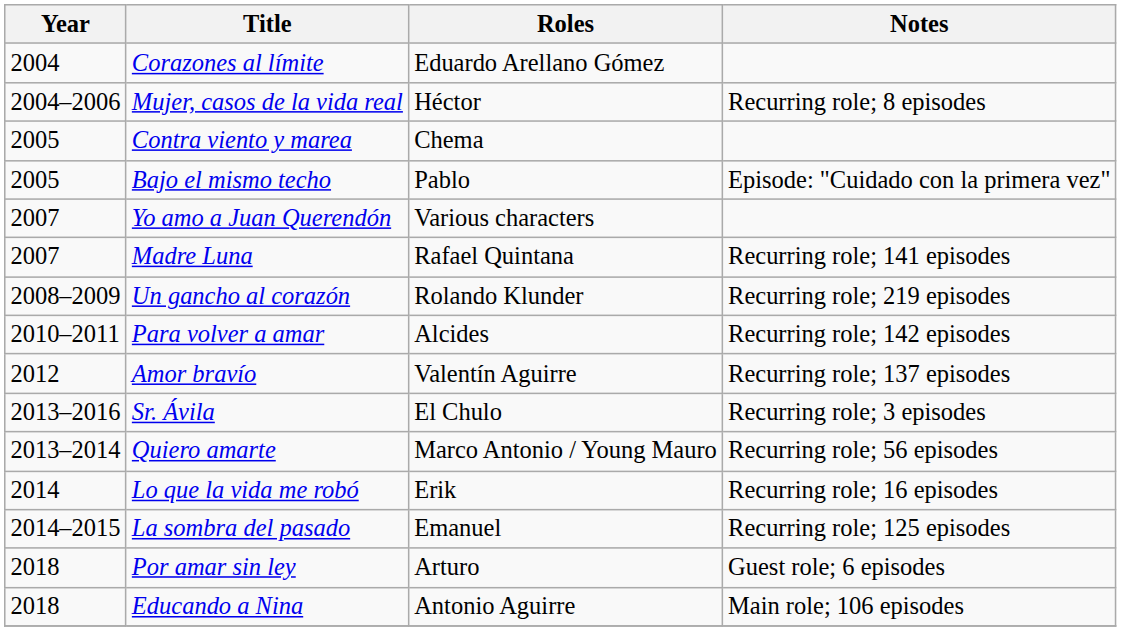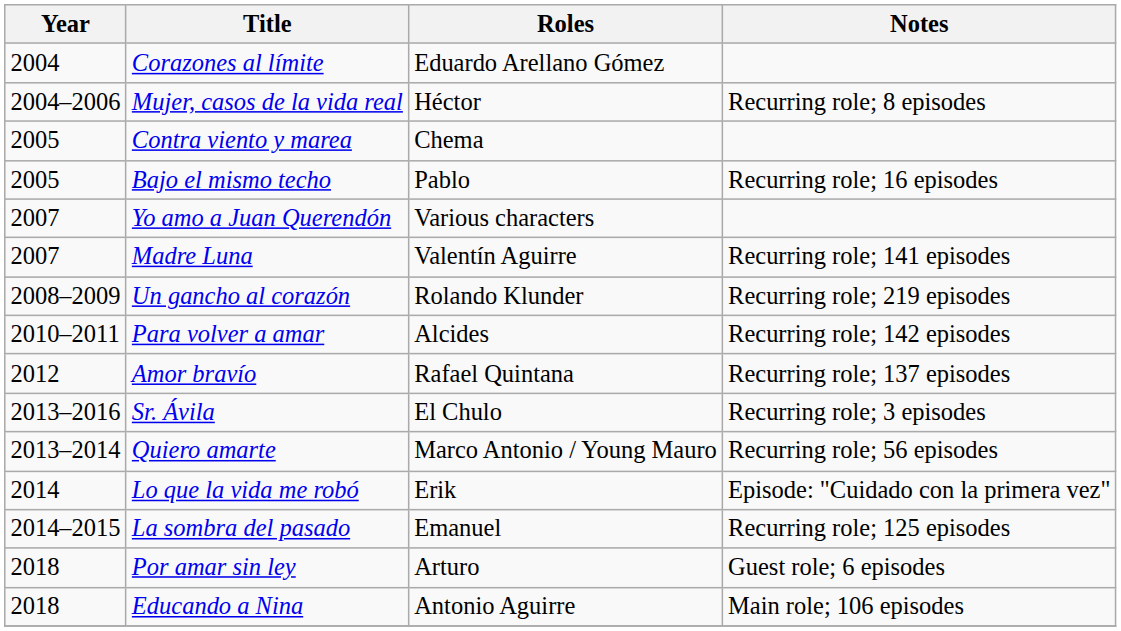(919, 179) Episode: "Cuidado con la primera vez" -> (863, 179) Recurring role; 16 episodes
(494, 256) Rafael Quintana -> (495, 256) Valentín Aguirre
(495, 373) Valentín Aguirre -> (494, 373) Rafael Quintana
(863, 489) Recurring role; 16 episodes -> (919, 489) Episode: "Cuidado con la primera vez"
